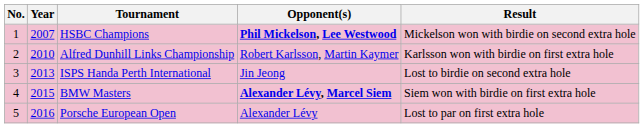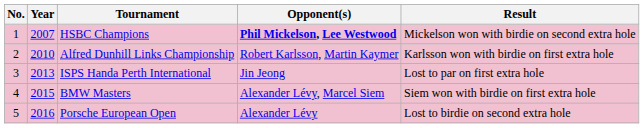(487, 73) Lost to birdie on second extra hole -> (474, 73) Lost to par on first extra hole
(316, 93) bold -> (312, 93) normal
(474, 113) Lost to par on first extra hole -> (487, 113) Lost to birdie on second extra hole
